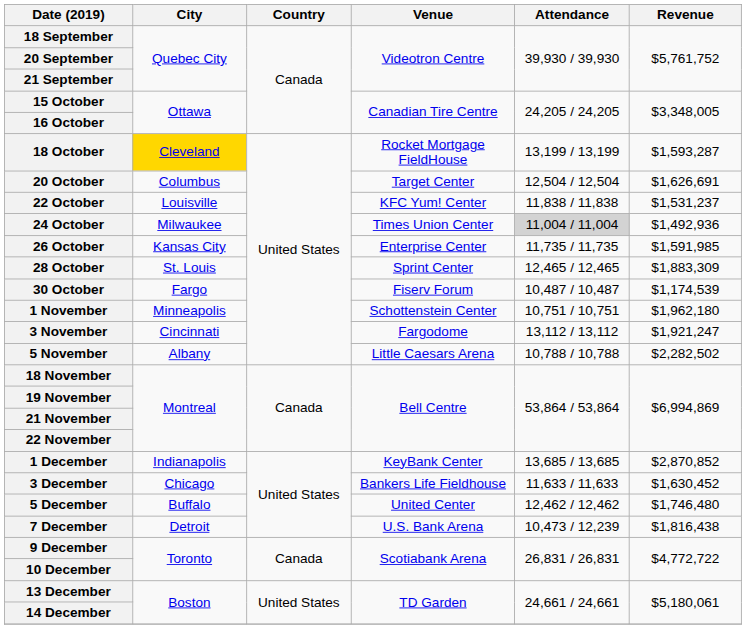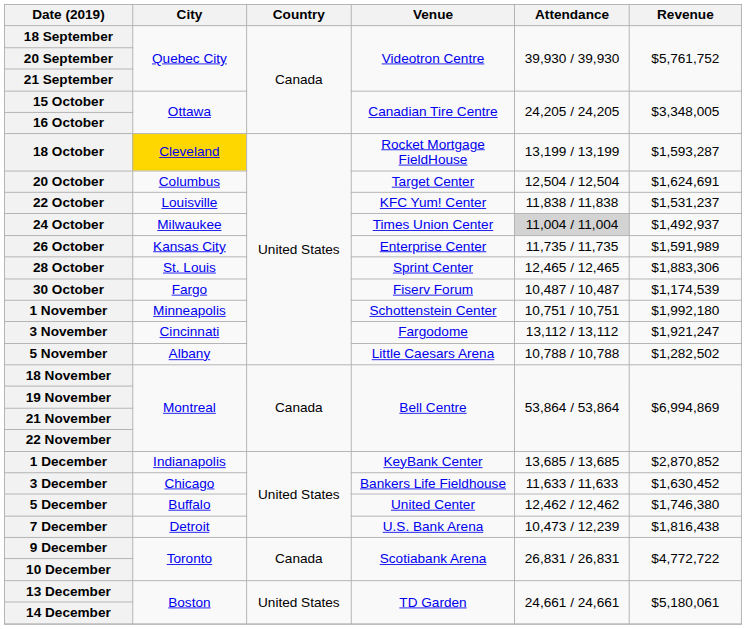(685, 181) $1,626,691 -> (685, 181) $1,624,691
(685, 224) $1,492,936 -> (685, 224) $1,492,937
(685, 246) $1,591,985 -> (685, 246) $1,591,989
(685, 267) $1,883,309 -> (685, 267) $1,883,306
(685, 310) $1,962,180 -> (685, 310) $1,992,180
(685, 354) $2,282,502 -> (685, 354) $1,282,502
(685, 505) $1,746,480 -> (685, 505) $1,746,380
